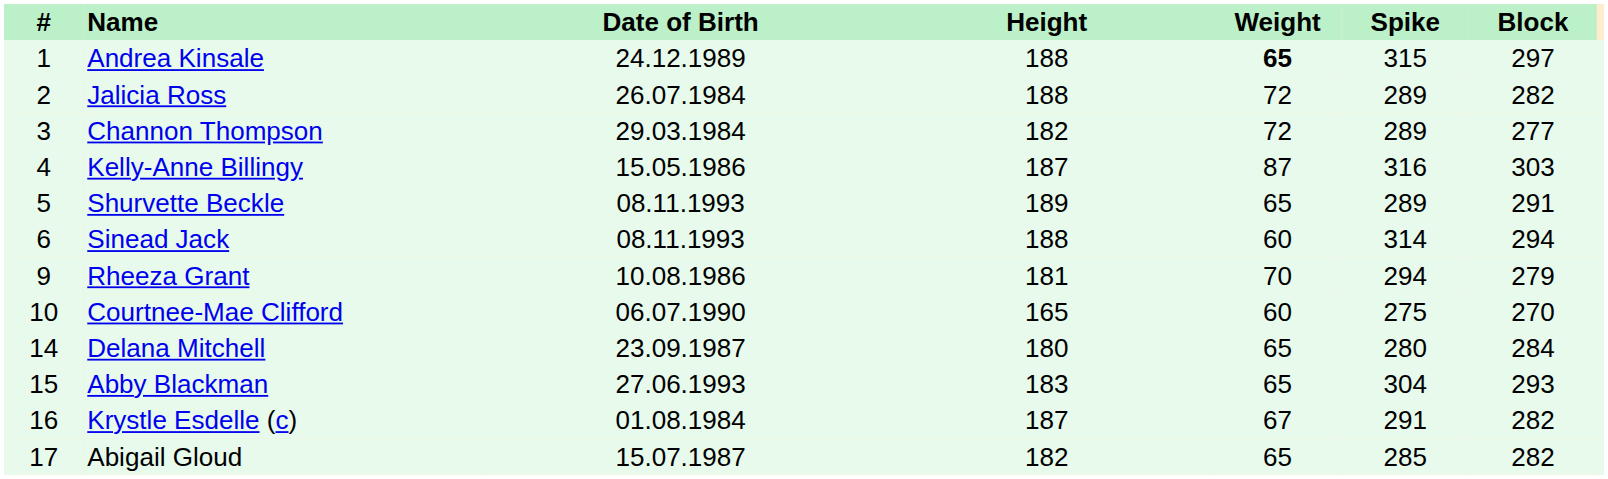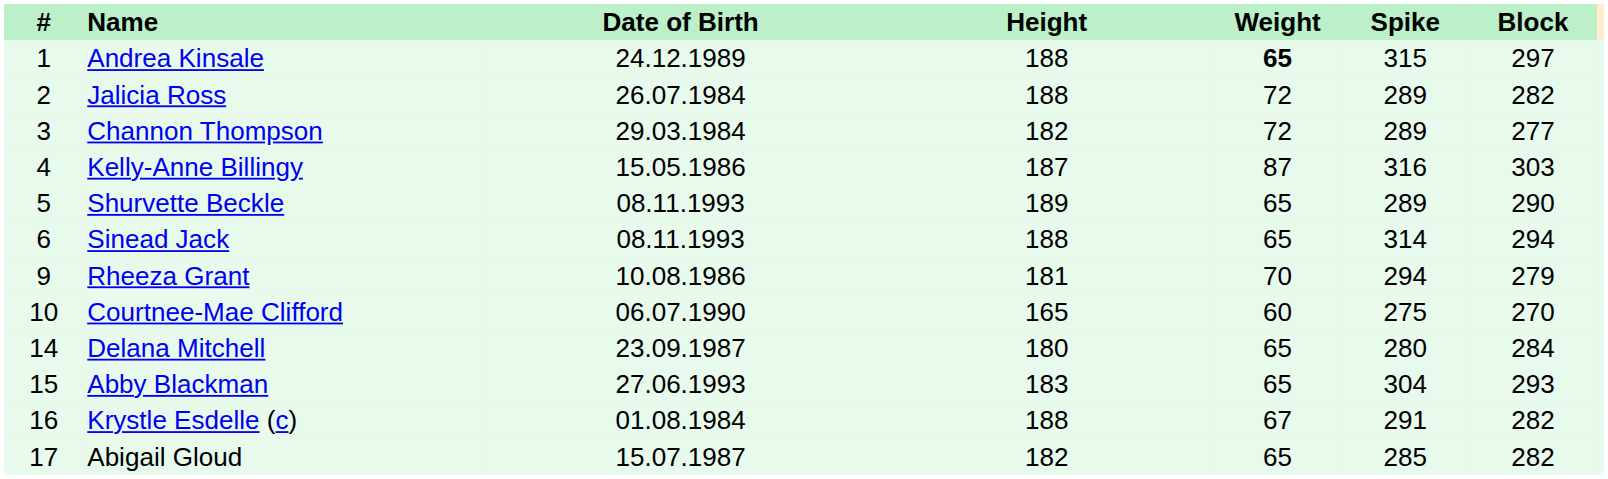(1533, 203) 291 -> (1533, 203) 290
(1278, 239) 60 -> (1278, 239) 65
(1047, 420) 187 -> (1047, 420) 188
